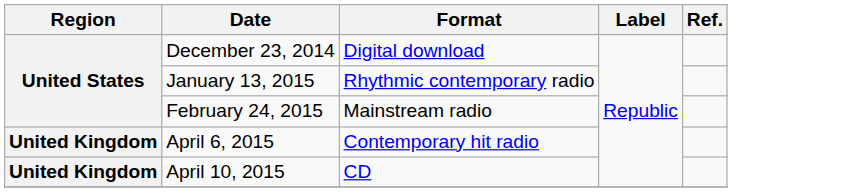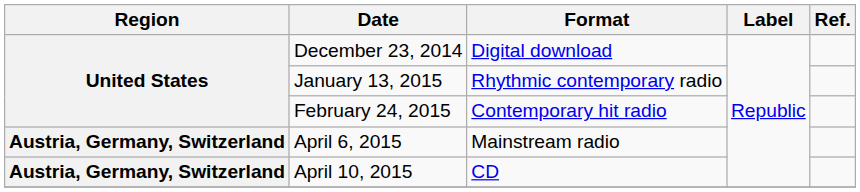(418, 111) Mainstream radio -> (569, 111) Contemporary hit radio
(83, 141) United Kingdom -> (147, 141) Austria, Germany, Switzerland
(441, 141) Contemporary hit radio -> (546, 141) Mainstream radio
(83, 171) United Kingdom -> (147, 171) Austria, Germany, Switzerland
